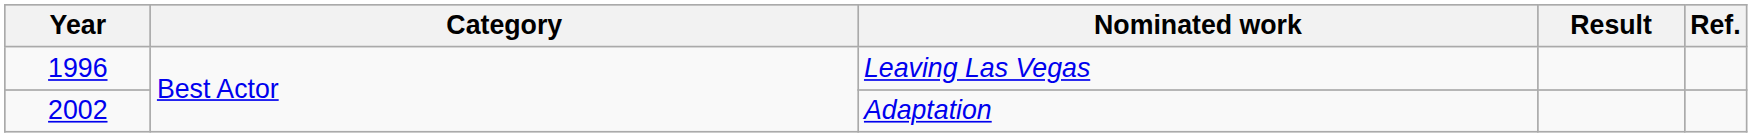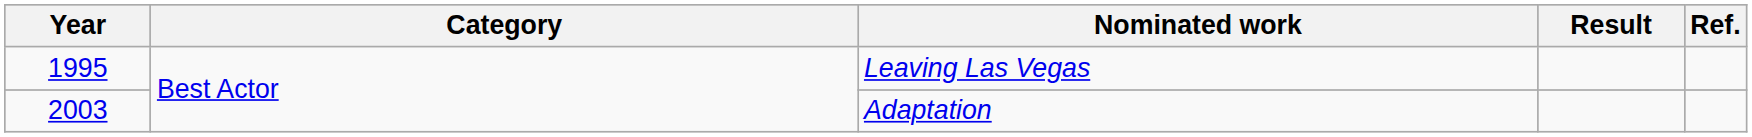(78, 68) 1996 -> (78, 68) 1995
(78, 110) 2002 -> (78, 110) 2003
